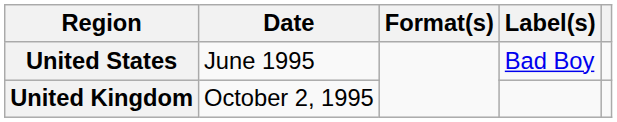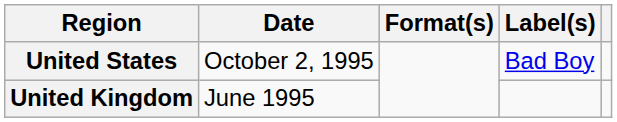(259, 60) June 1995 -> (289, 60) October 2, 1995
(289, 98) October 2, 1995 -> (259, 98) June 1995
